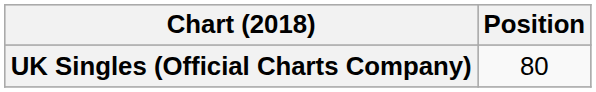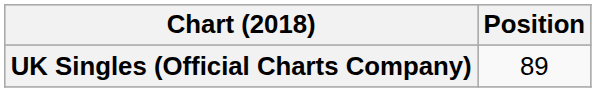(534, 65) 80 -> (534, 65) 89
